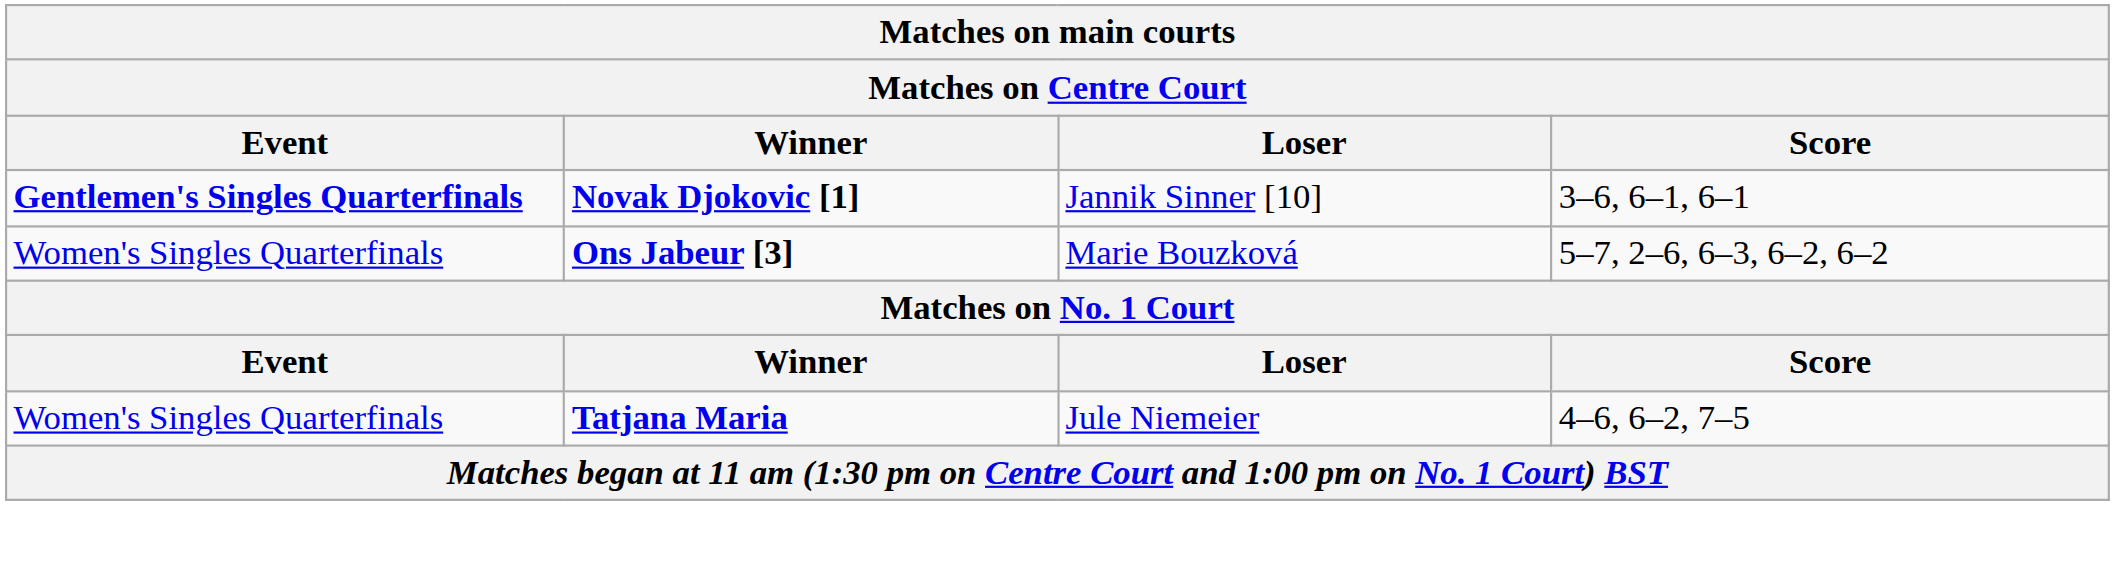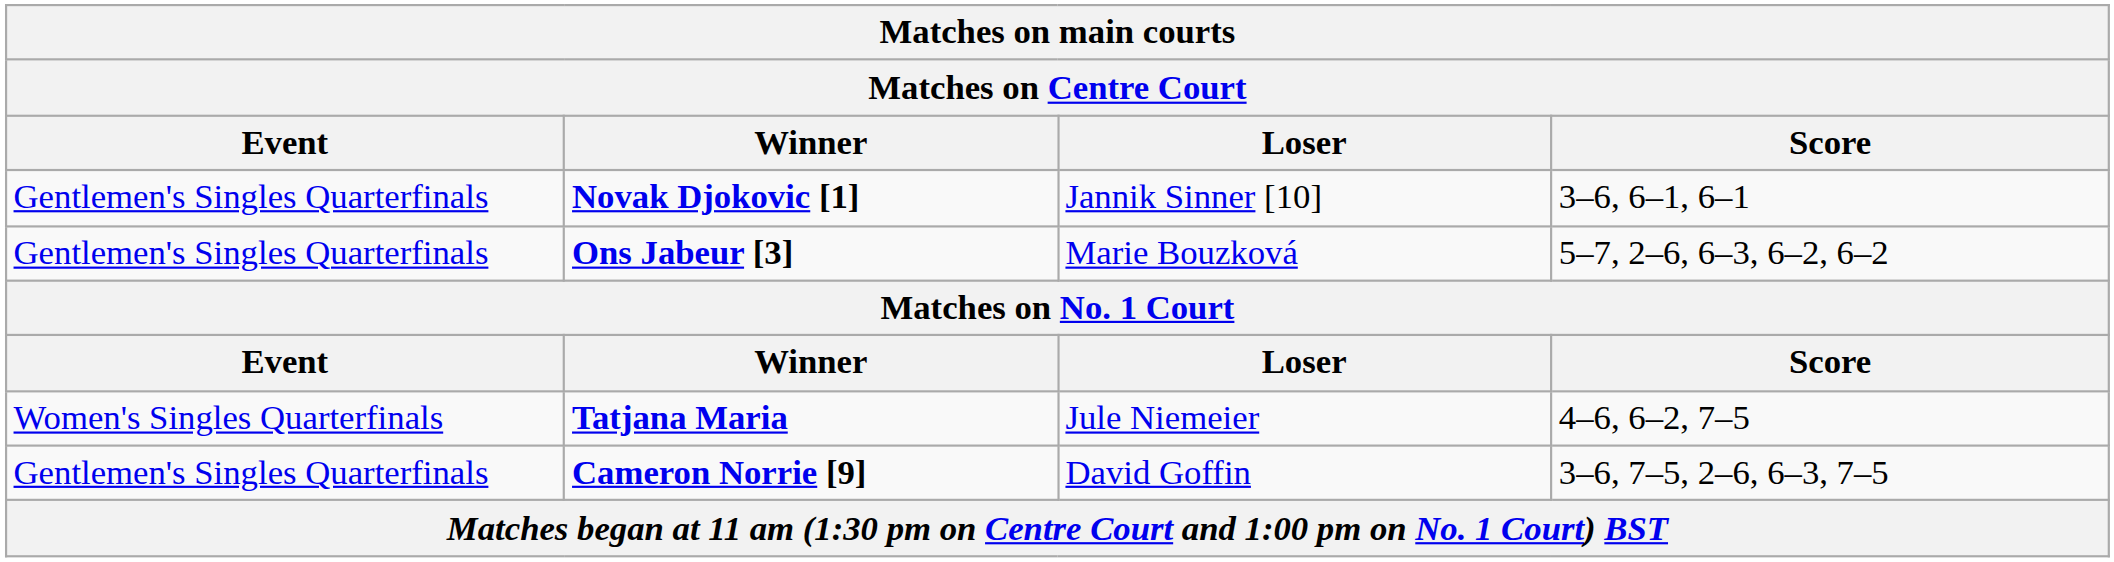(268, 197) bold -> (251, 197) normal
(228, 252) Women's Singles Quarterfinals -> (251, 252) Gentlemen's Singles Quarterfinals
+ row: (719, 472)
